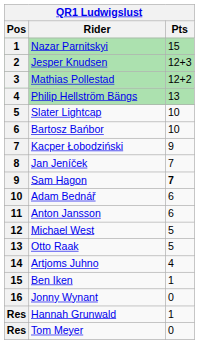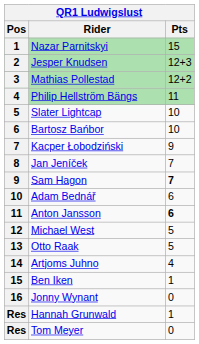(174, 96) 13 -> (173, 96) 11
(171, 213) normal -> (171, 213) bold
